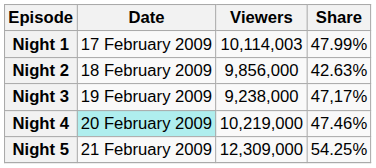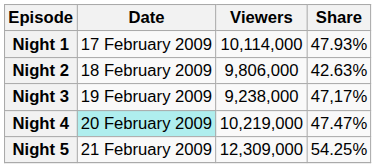(261, 44) 10,114,003 -> (261, 44) 10,114,000
(339, 44) 47.99% -> (339, 44) 47.93%
(261, 70) 9,856,000 -> (261, 70) 9,806,000
(339, 123) 47.46% -> (339, 123) 47.47%
